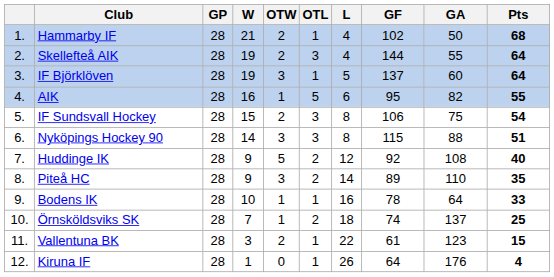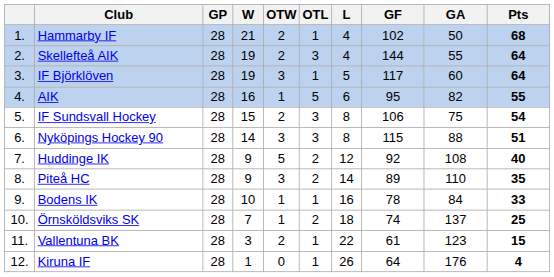(393, 76) 137 -> (393, 76) 117
(456, 199) 64 -> (456, 199) 84
